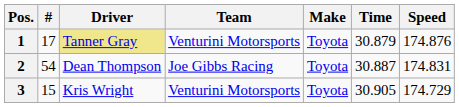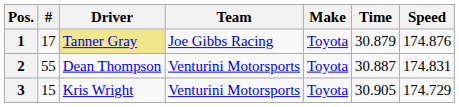(234, 41) Venturini Motorsports -> (221, 41) Joe Gibbs Racing
(48, 66) 54 -> (48, 66) 55
(221, 66) Joe Gibbs Racing -> (234, 66) Venturini Motorsports
